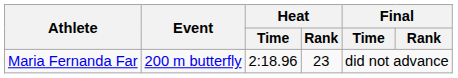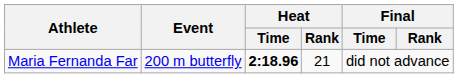(273, 62) normal -> (273, 62) bold
(321, 62) 23 -> (322, 62) 21
